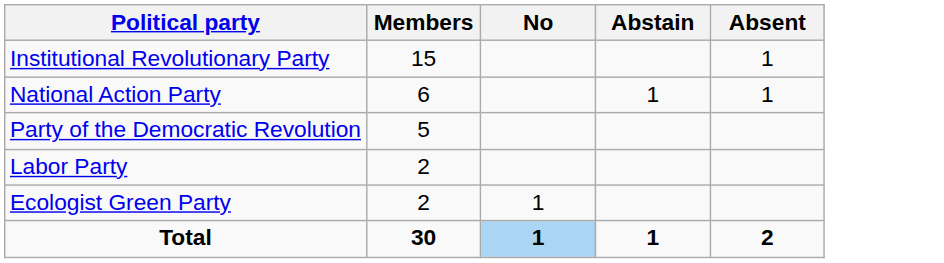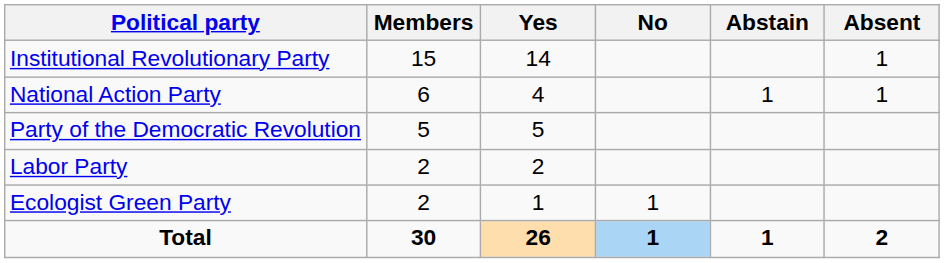+ column: (538, 22)
